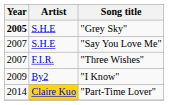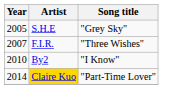(17, 28) bold -> (17, 28) normal
- row: (121, 44)
(17, 76) 2009 -> (17, 60) 2010
